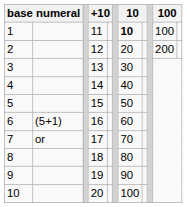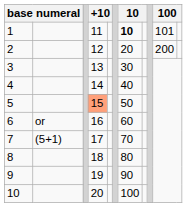(165, 31) 100 -> (165, 31) 101
(97, 103) no background -> (97, 103) lightsalmon background
(48, 121) (5+1) -> (40, 121) or
(40, 139) or -> (48, 139) (5+1)
